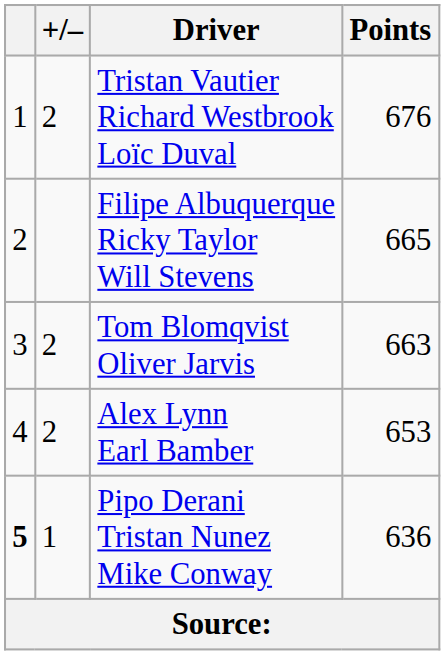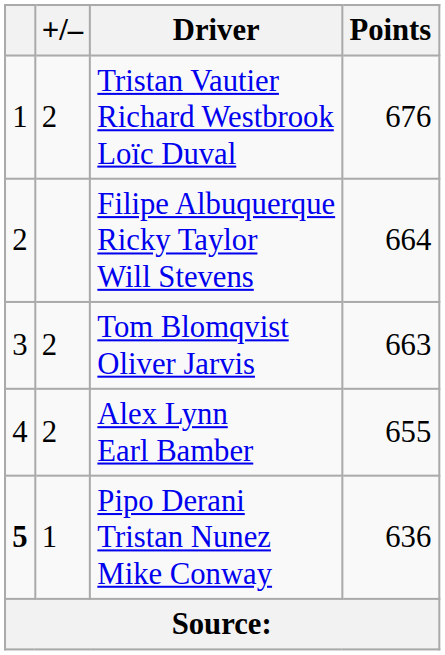(408, 240) 665 -> (408, 240) 664
(408, 432) 653 -> (408, 432) 655
